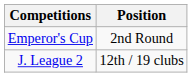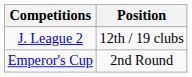rows swapped: (50, 60) <-> (50, 38)
